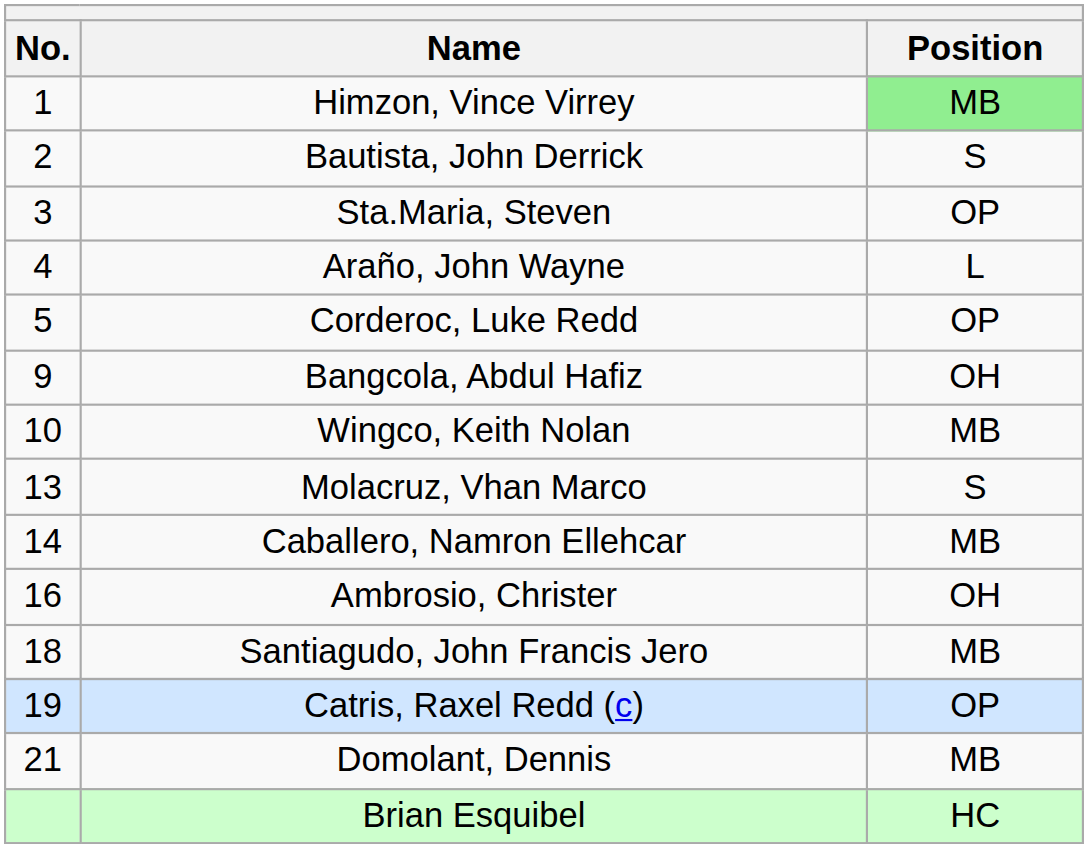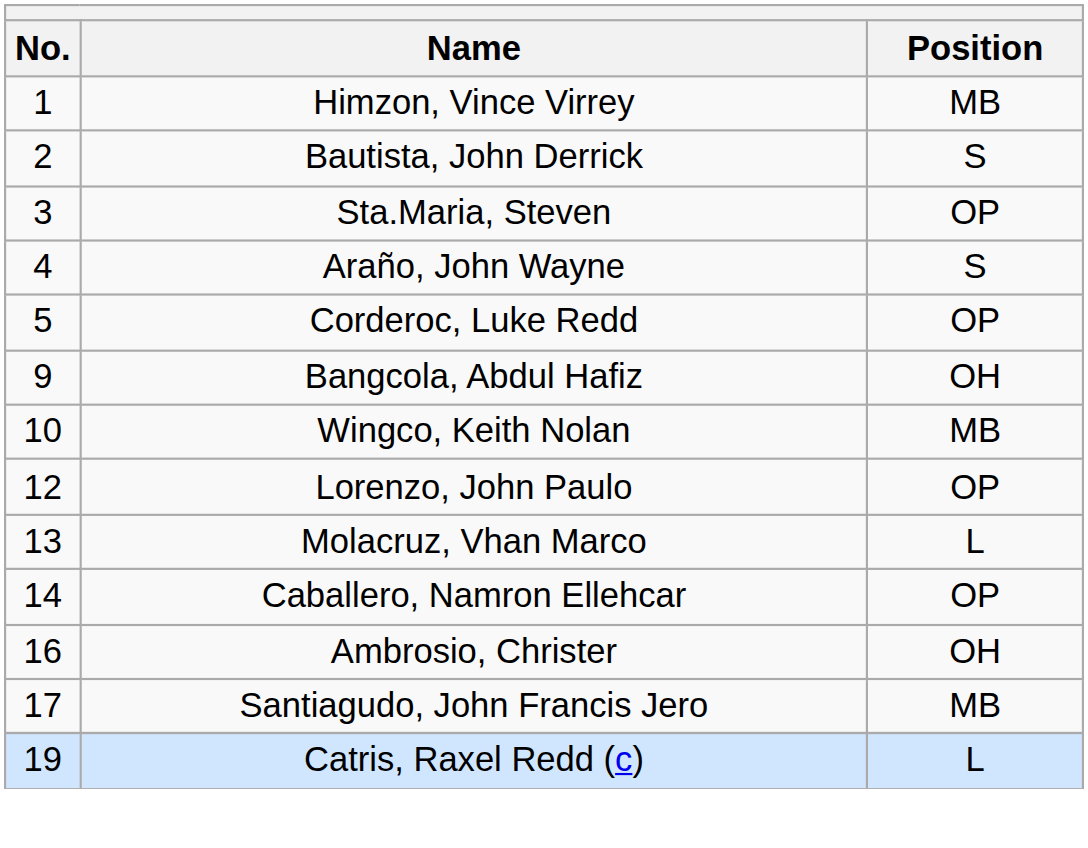(975, 102) lightgreen background -> (975, 102) no background
(975, 267) L -> (975, 267) S
+ row: (474, 486)
(975, 486) S -> (975, 541) L
(975, 541) MB -> (975, 595) OP
(43, 650) 18 -> (43, 705) 17
(975, 705) OP -> (975, 760) L
- row: (474, 760)
- row: (474, 815)
